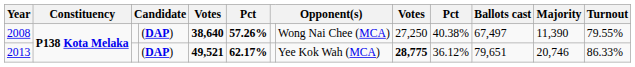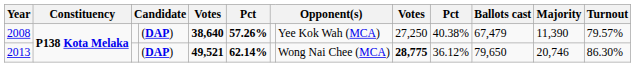(334, 33) Wong Nai Chee (MCA) -> (329, 33) Yee Kok Wah (MCA)
(490, 33) 67,497 -> (490, 33) 67,479
(605, 33) 79.55% -> (605, 33) 79.57%
(248, 52) 62.17% -> (248, 52) 62.14%
(329, 52) Yee Kok Wah (MCA) -> (334, 52) Wong Nai Chee (MCA)
(490, 52) 79,651 -> (490, 52) 79,650
(605, 52) 86.33% -> (605, 52) 86.30%
